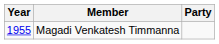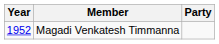(19, 30) 1955 -> (19, 30) 1952
